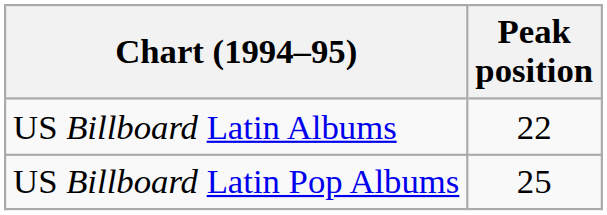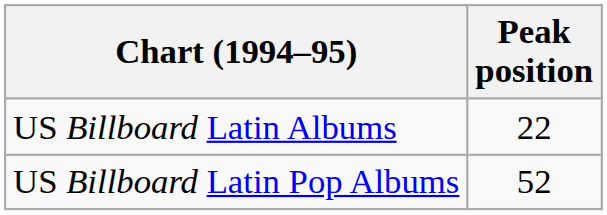(534, 181) 25 -> (534, 181) 52
